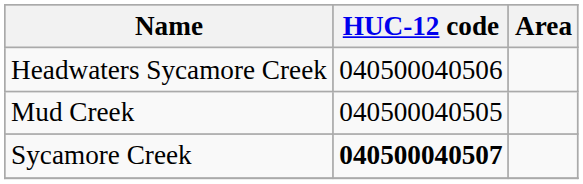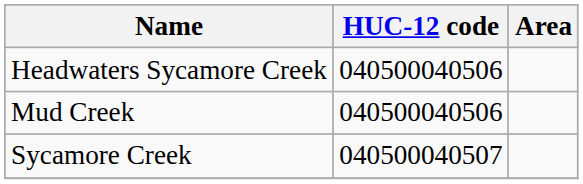(421, 112) 040500040505 -> (421, 112) 040500040506
(421, 155) bold -> (421, 155) normal
